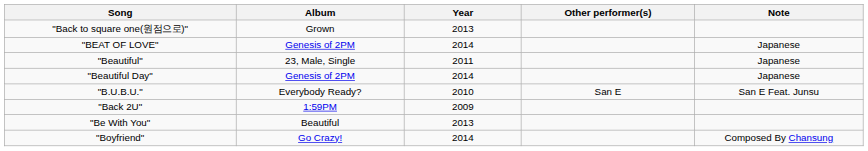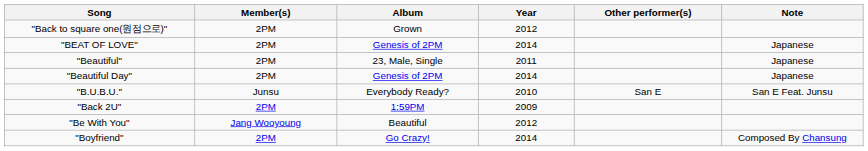+ column: (266, 12)
(463, 29) 2013 -> (526, 29) 2012
(463, 122) 2013 -> (526, 122) 2012
